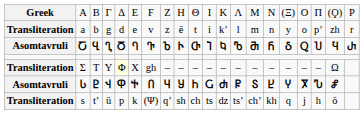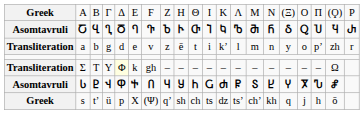rows swapped: (83, 46) <-> (83, 29)
(135, 67) Χ -> (135, 67) k
(40, 101) Transliteration -> (40, 101) Greek
(135, 101) k -> (135, 101) Χ
